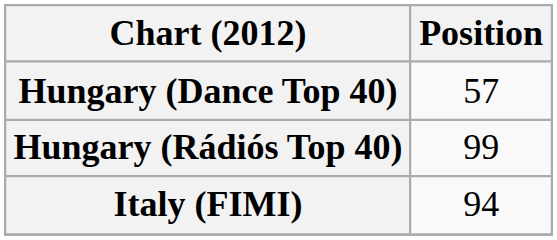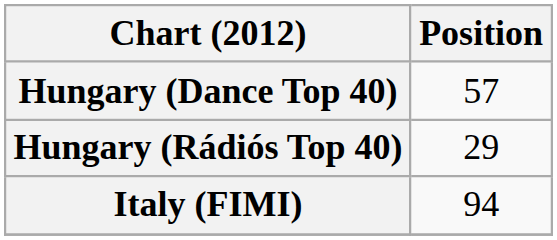(481, 147) 99 -> (481, 147) 29
